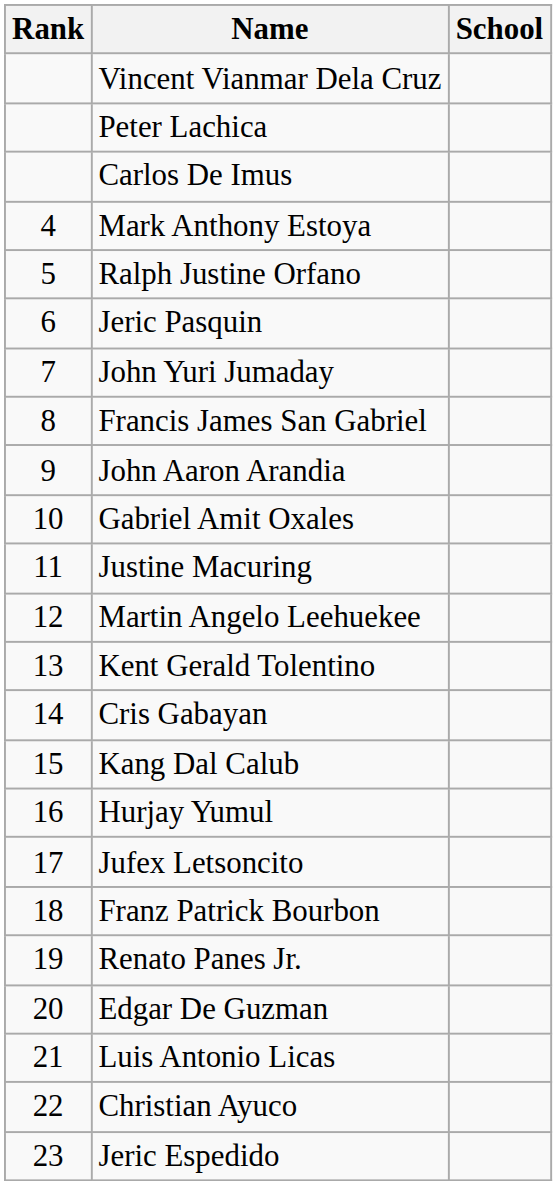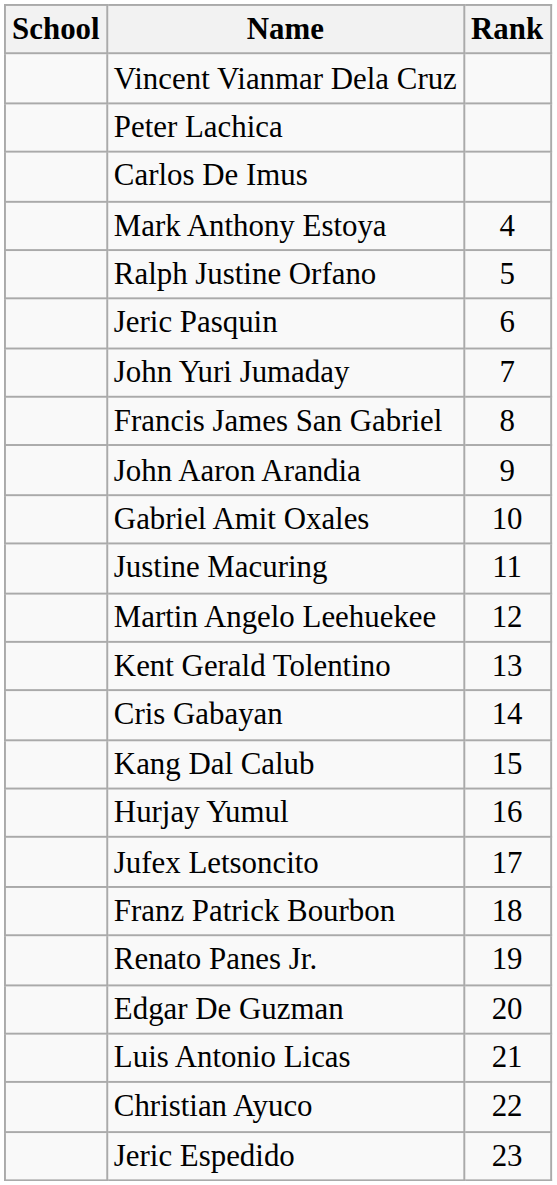columns swapped: (48, 28) <-> (499, 28)
